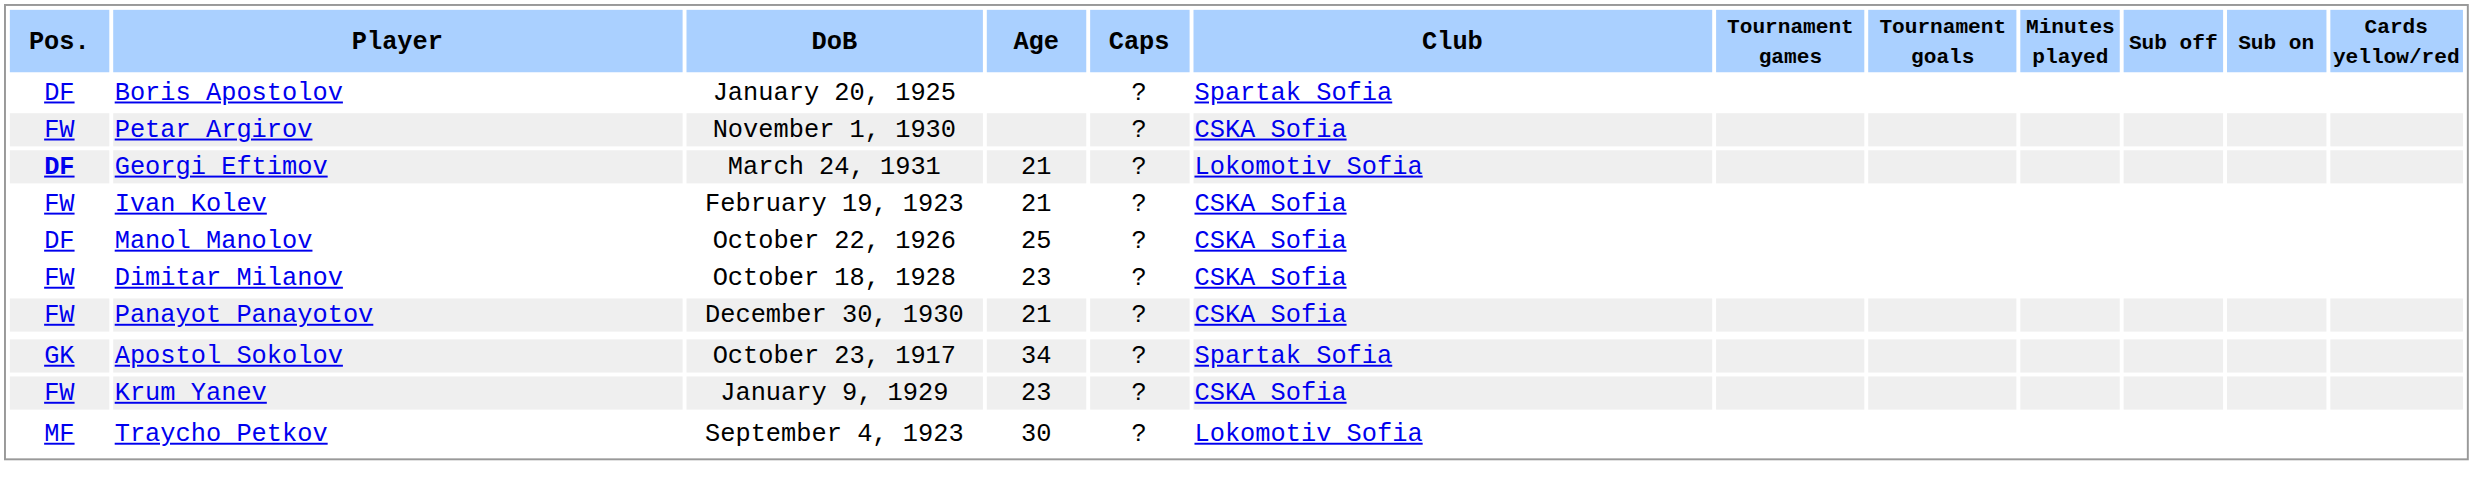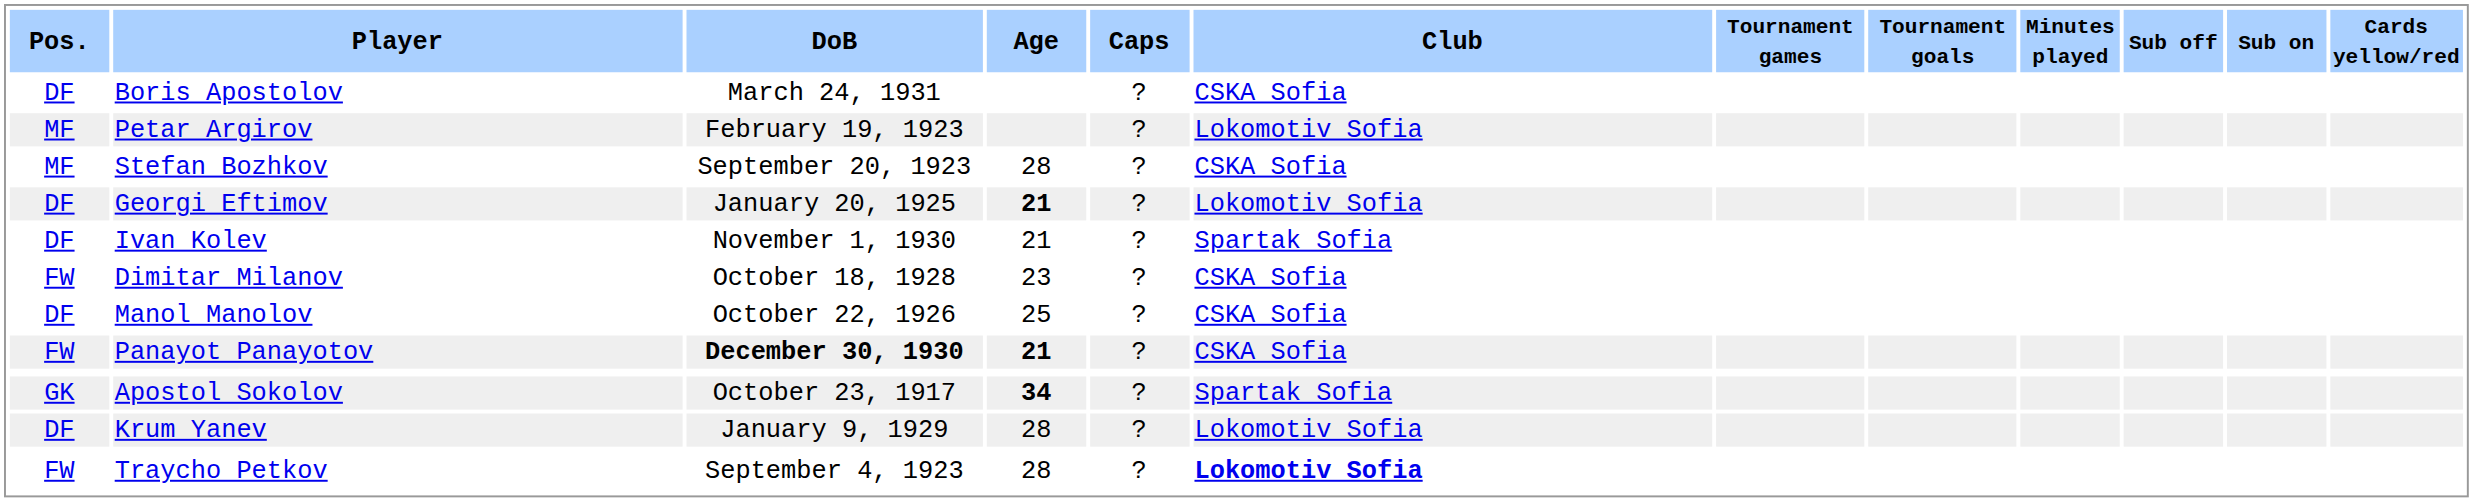(834, 93) January 20, 1925 -> (834, 93) March 24, 1931
(1293, 93) Spartak Sofia -> (1271, 93) CSKA Sofia
(59, 130) FW -> (59, 130) MF
(834, 130) November 1, 1930 -> (834, 130) February 19, 1923
(1271, 130) CSKA Sofia -> (1309, 130) Lokomotiv Sofia
+ row: (221, 167)
(59, 167) bold -> (59, 204) normal
(834, 167) March 24, 1931 -> (834, 204) January 20, 1925
(1036, 167) normal -> (1036, 204) bold
(59, 204) FW -> (59, 241) DF
(834, 204) February 19, 1923 -> (834, 241) November 1, 1930
(1271, 204) CSKA Sofia -> (1293, 241) Spartak Sofia
rows swapped: (214, 241) <-> (229, 278)
(834, 315) normal -> (834, 352) bold
(1036, 315) normal -> (1036, 352) bold
(1036, 356) normal -> (1036, 393) bold
(59, 393) FW -> (59, 430) DF
(1036, 393) 23 -> (1036, 430) 28
(1271, 393) CSKA Sofia -> (1309, 430) Lokomotiv Sofia
(59, 434) MF -> (59, 471) FW
(1036, 434) 30 -> (1036, 471) 28
(1309, 434) normal -> (1309, 471) bold
